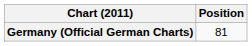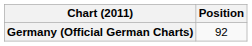(221, 31) 81 -> (221, 31) 92
